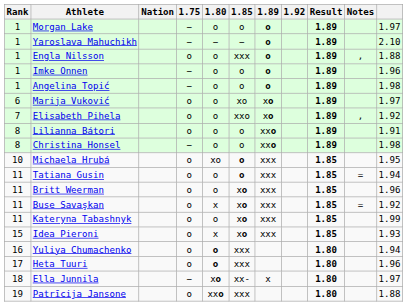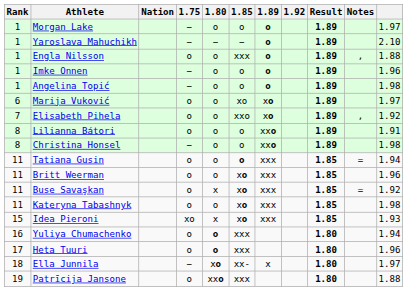- row: (71, 160)
(390, 219) 1.99 -> (390, 205) 1.98
(189, 234) o -> (189, 219) xo
